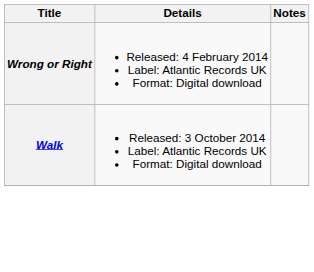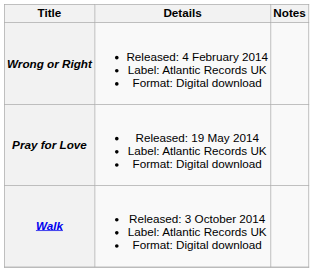+ row: (49, 144)
